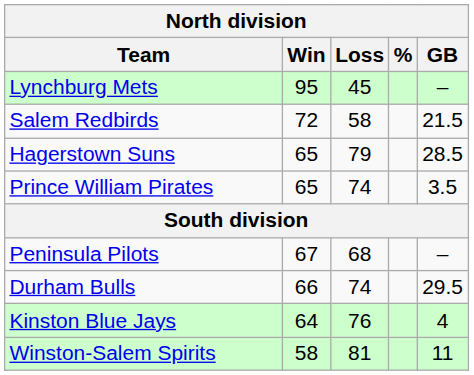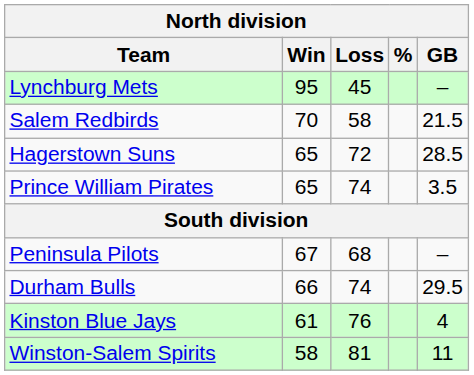(306, 120) 72 -> (306, 120) 70
(360, 154) 79 -> (360, 154) 72
(306, 320) 64 -> (306, 320) 61
